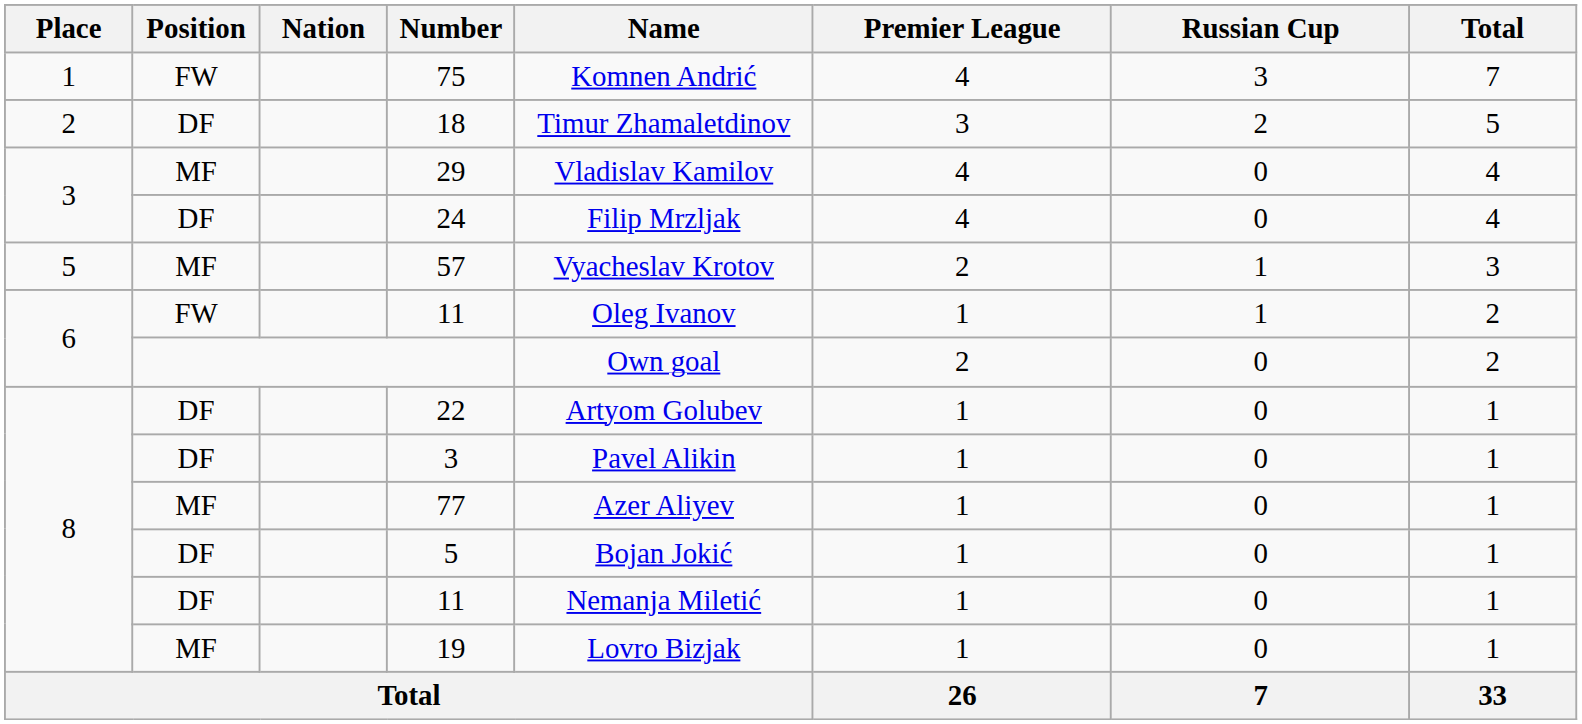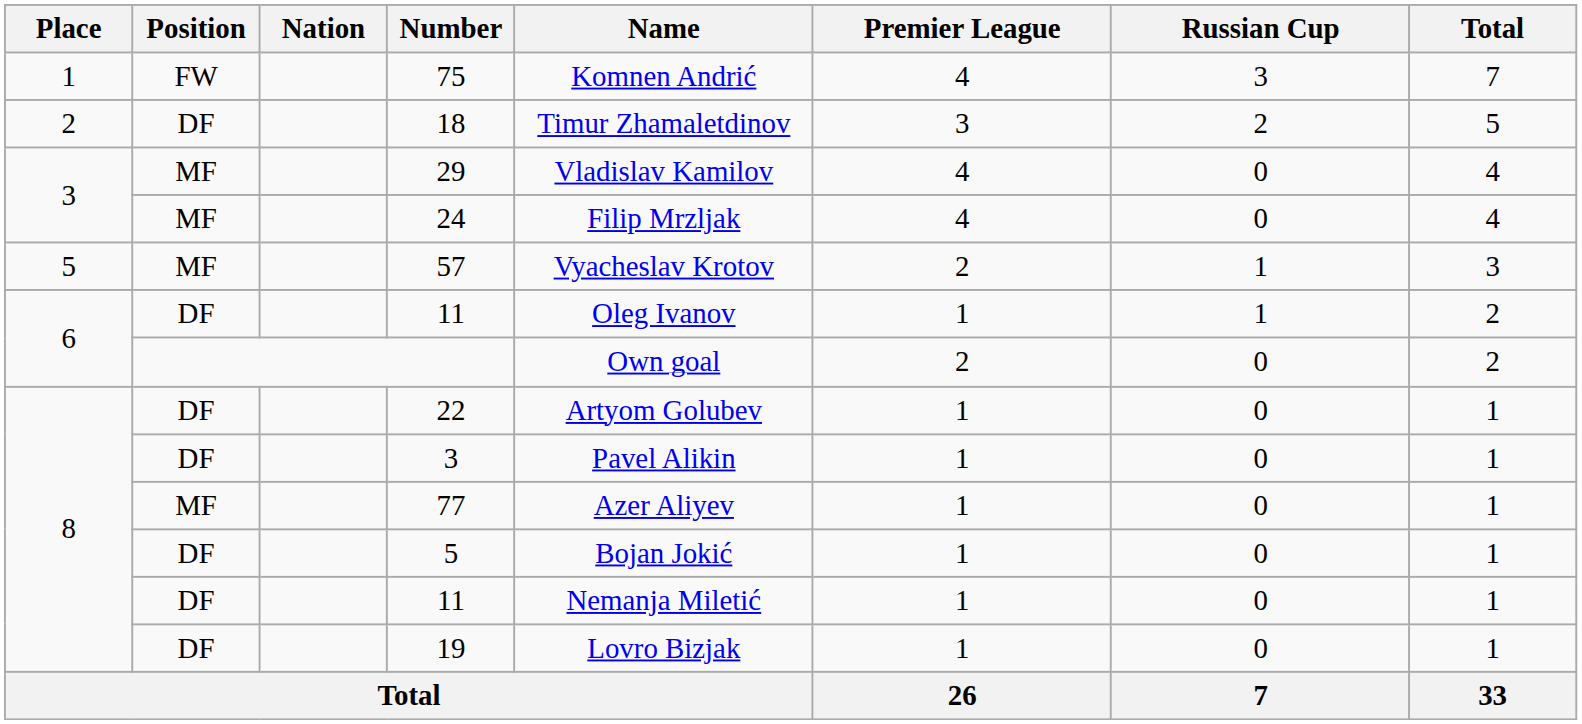(196, 218) DF -> (196, 218) MF
(196, 314) FW -> (196, 314) DF
(196, 647) MF -> (196, 647) DF
